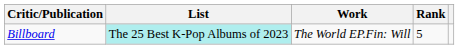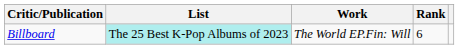(419, 34) 5 -> (419, 34) 6
